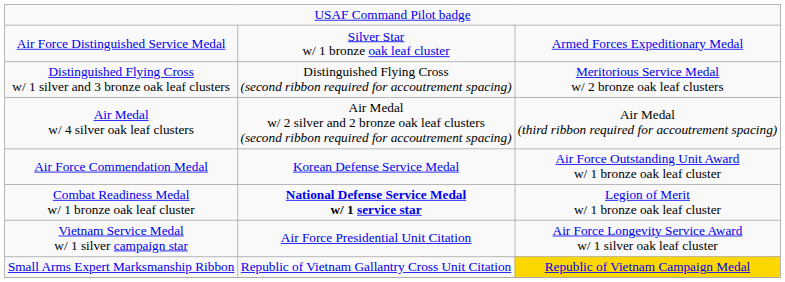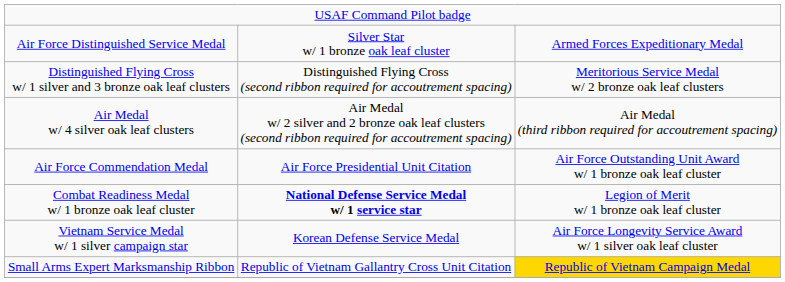(376, 166) Korean Defense Service Medal -> (376, 166) Air Force Presidential Unit Citation
(376, 238) Air Force Presidential Unit Citation -> (376, 238) Korean Defense Service Medal
